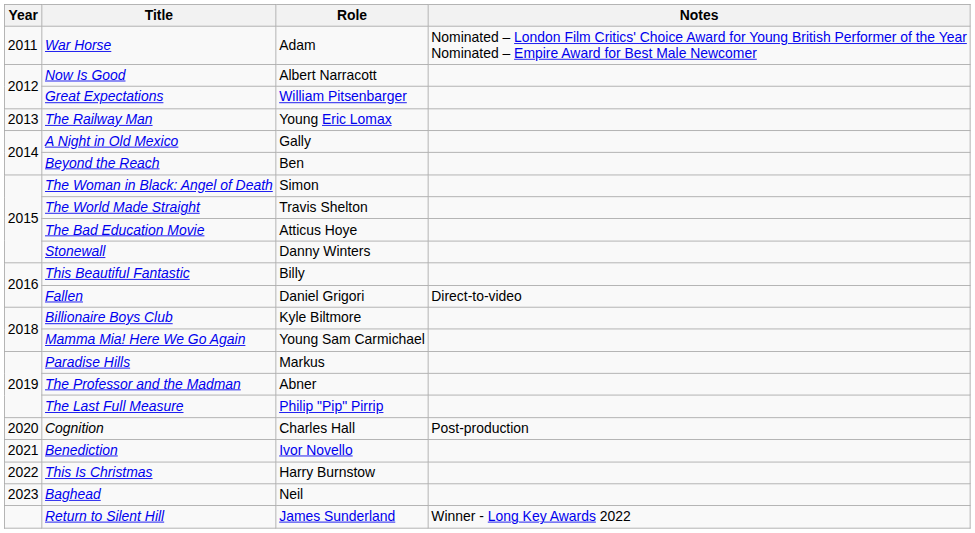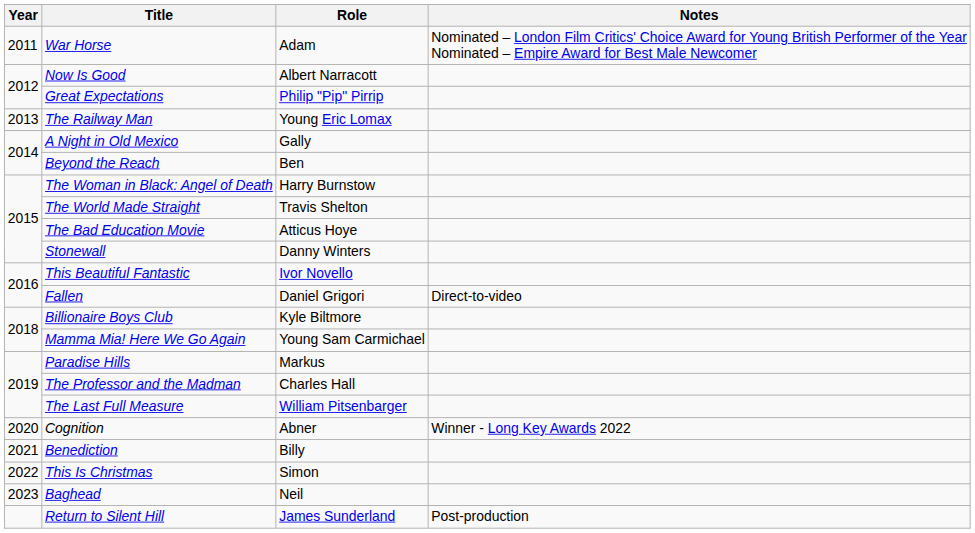(343, 97) William Pitsenbarger -> (331, 97) Philip "Pip" Pirrip
(299, 185) Simon -> (327, 185) Harry Burnstow
(292, 274) Billy -> (316, 274) Ivor Novello
(298, 384) Abner -> (317, 384) Charles Hall
(331, 406) Philip "Pip" Pirrip -> (343, 406) William Pitsenbarger
(317, 428) Charles Hall -> (298, 428) Abner
(480, 428) Post-production -> (531, 428) Winner - Long Key Awards 2022
(316, 450) Ivor Novello -> (292, 450) Billy
(327, 472) Harry Burnstow -> (299, 472) Simon
(531, 516) Winner - Long Key Awards 2022 -> (480, 516) Post-production
